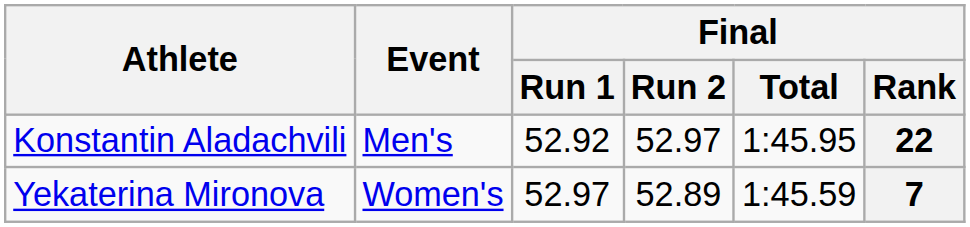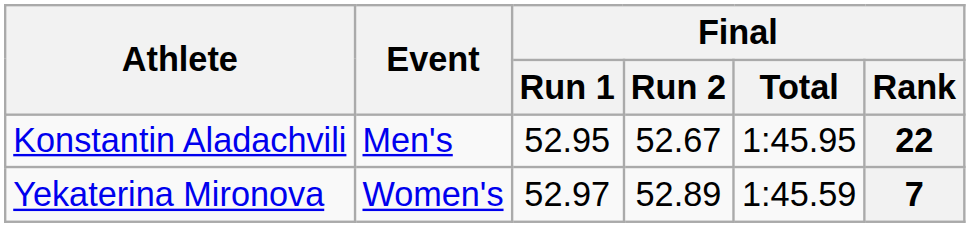(567, 141) 52.92 -> (567, 141) 52.95
(678, 141) 52.97 -> (678, 141) 52.67
